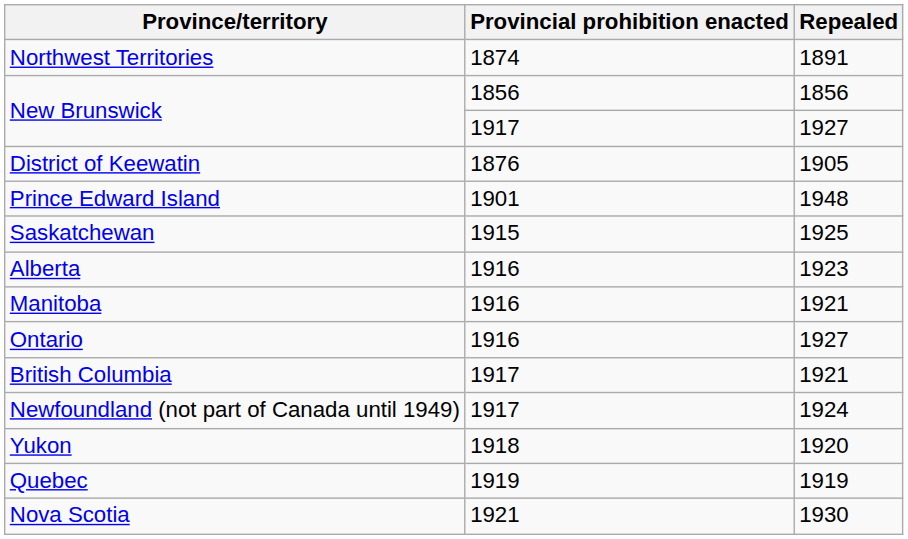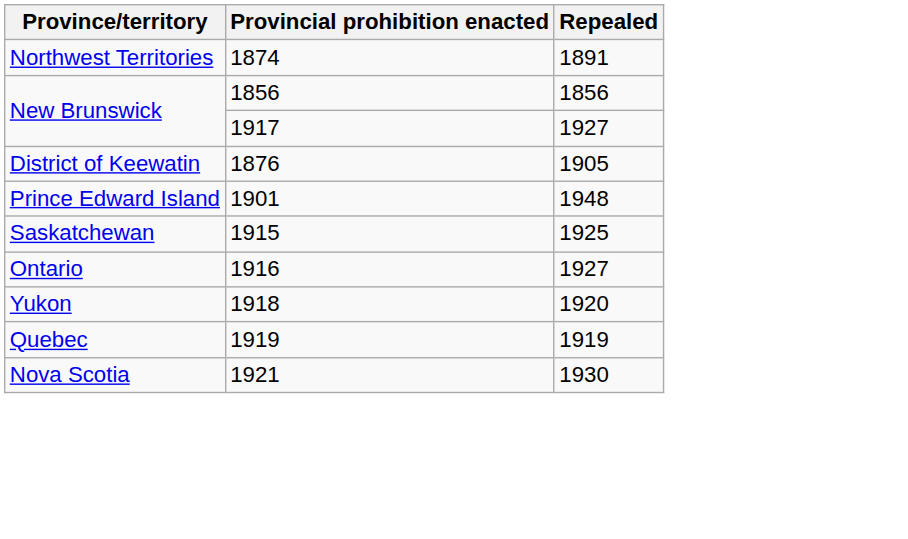- row: (45, 269)
- row: (56, 304)
- row: (91, 374)
- row: (235, 410)
